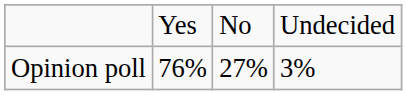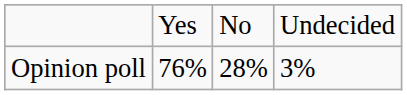(243, 67) 27% -> (243, 67) 28%
